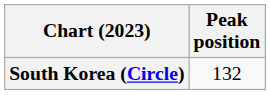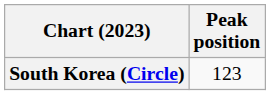(227, 73) 132 -> (227, 73) 123
